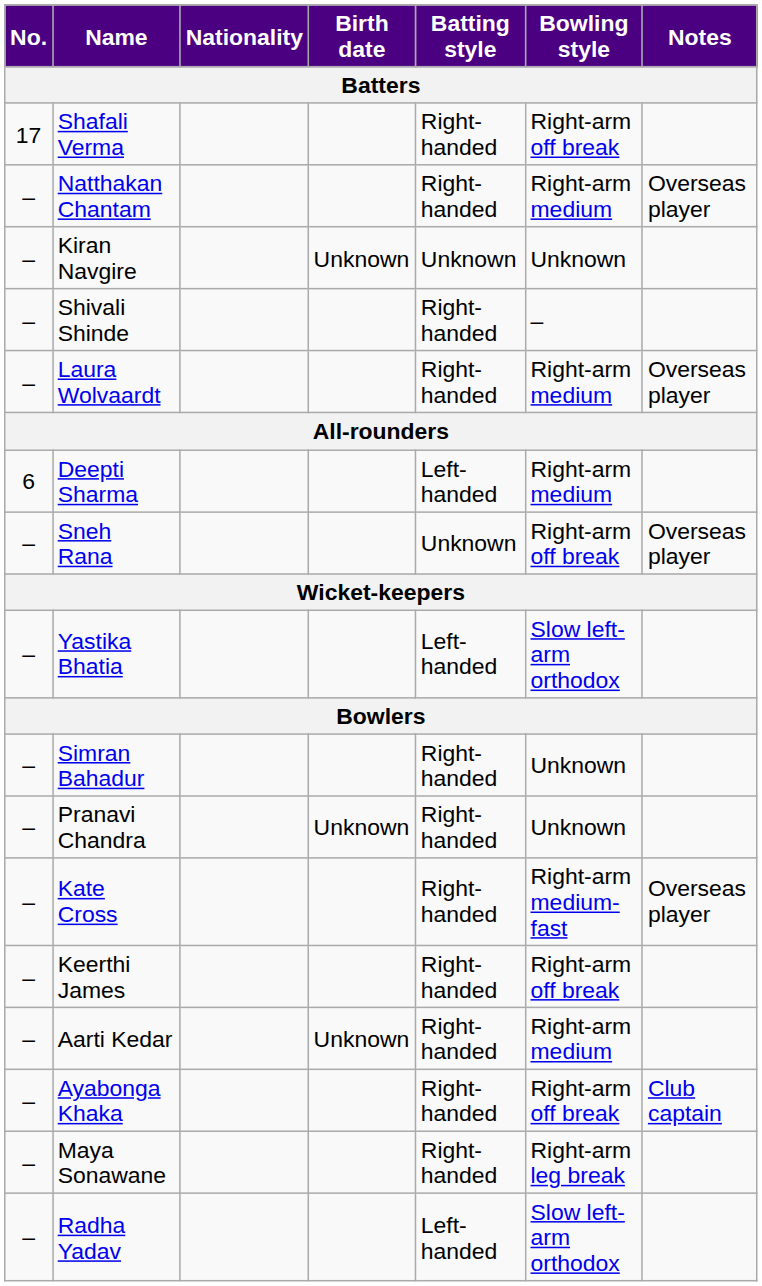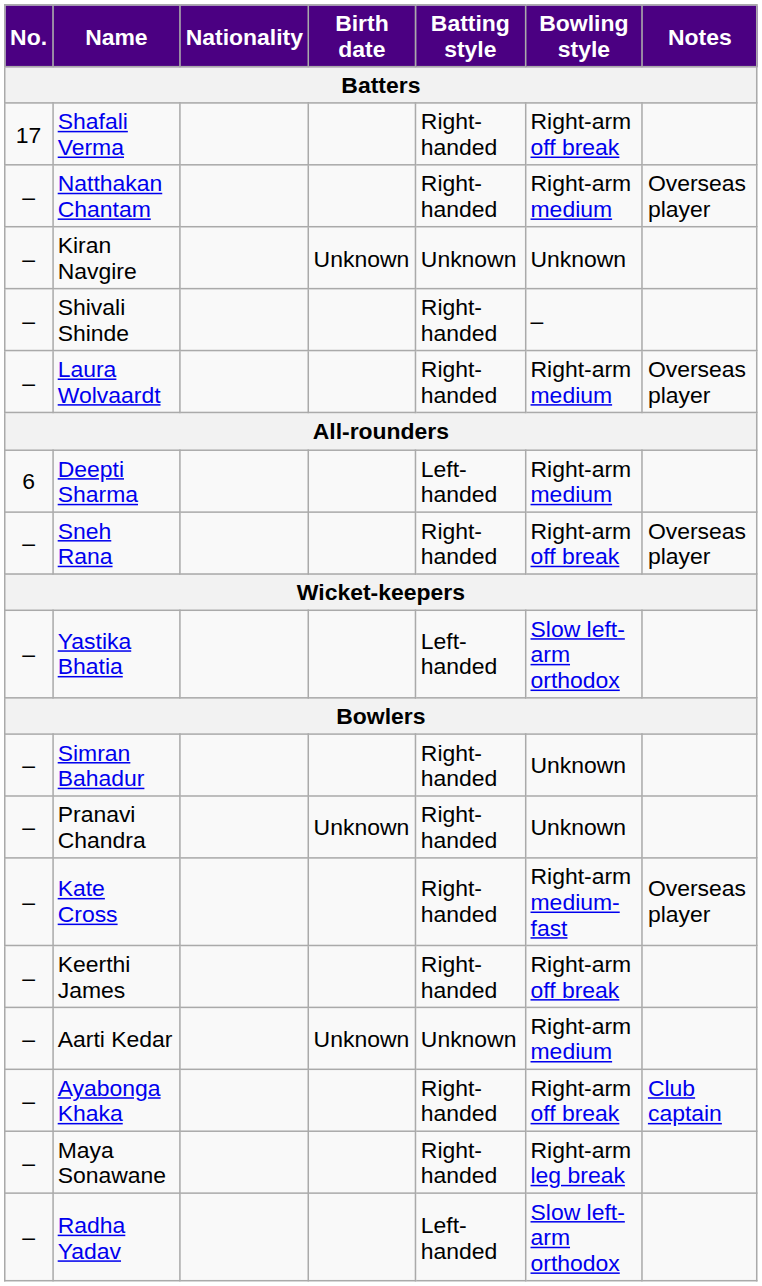(469, 543) Unknown -> (459, 543) Right-handed
(459, 1039) Right-handed -> (469, 1039) Unknown
